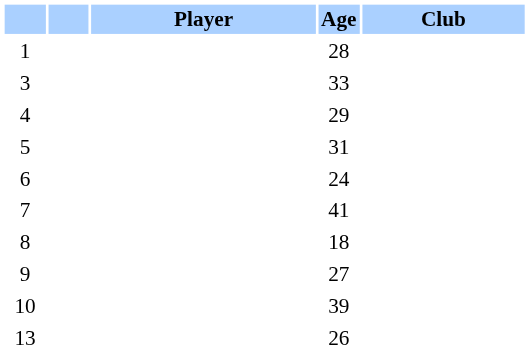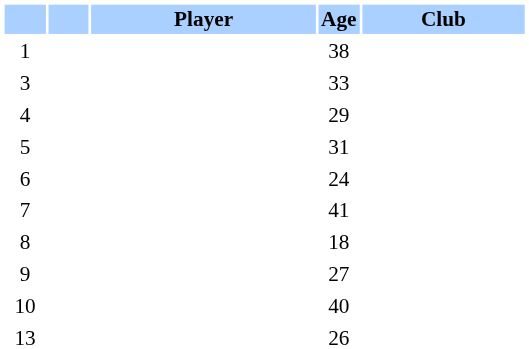(339, 51) 28 -> (339, 51) 38
(339, 306) 39 -> (339, 306) 40
